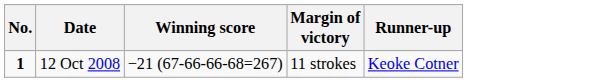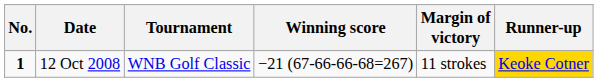+ column: (189, 27)
(413, 64) no background -> (544, 64) gold background
